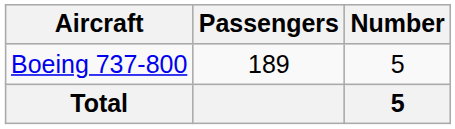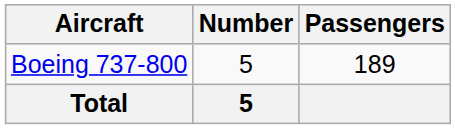columns swapped: (398, 24) <-> (269, 24)
